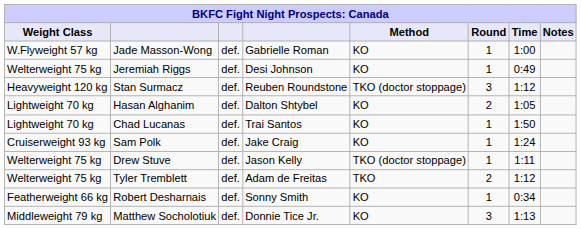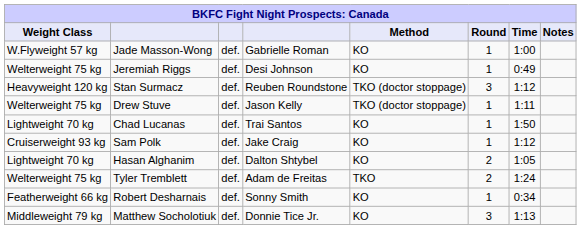rows swapped: (142, 160) <-> (154, 105)
(525, 142) 1:24 -> (525, 142) 1:12
(525, 179) 1:12 -> (525, 179) 1:24
